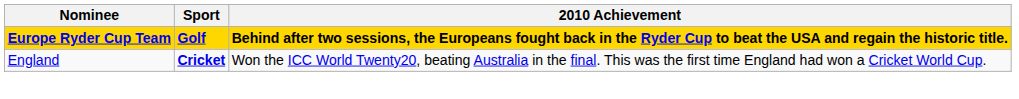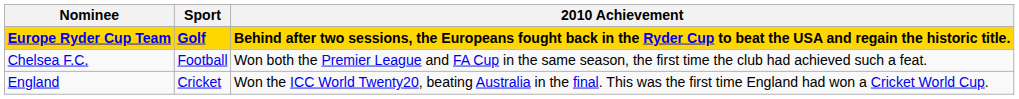+ row: (48, 60)
(201, 60) bold -> (199, 82) normal
